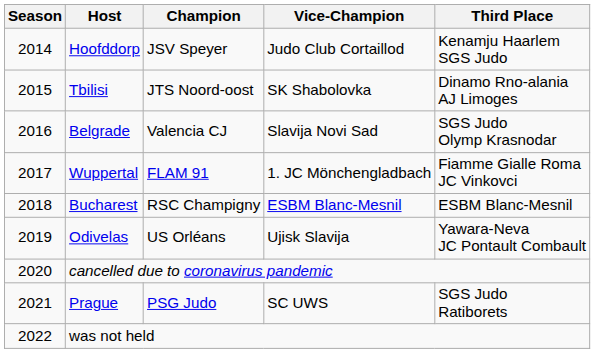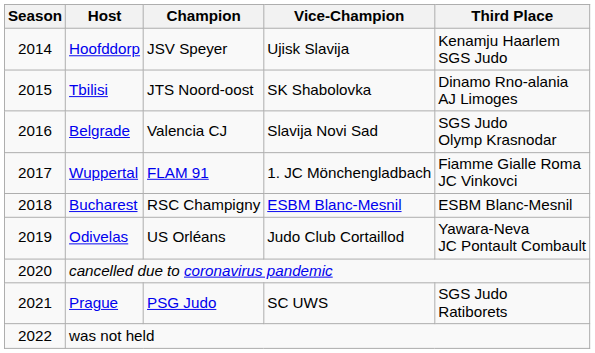(336, 49) Judo Club Cortaillod -> (308, 49) Ujisk Slavija
(308, 238) Ujisk Slavija -> (336, 238) Judo Club Cortaillod
